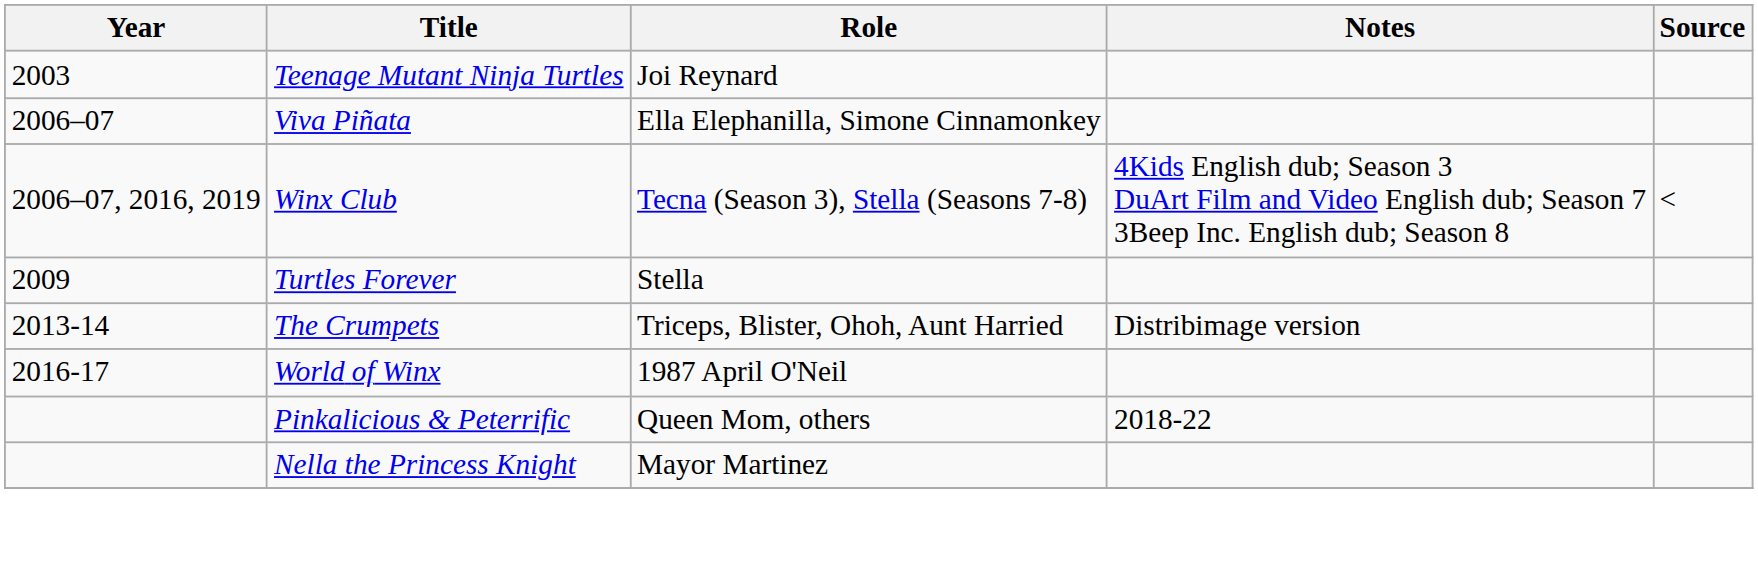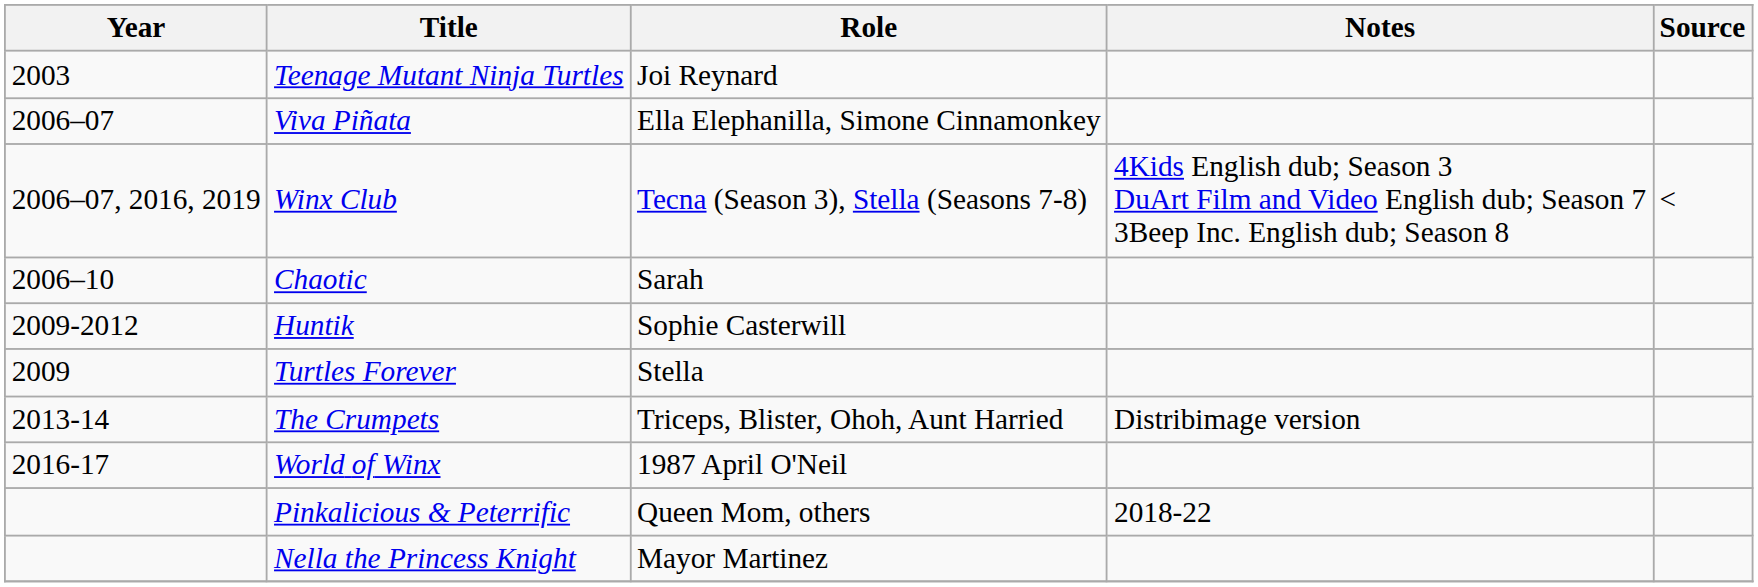+ row: (320, 279)
+ row: (314, 325)
